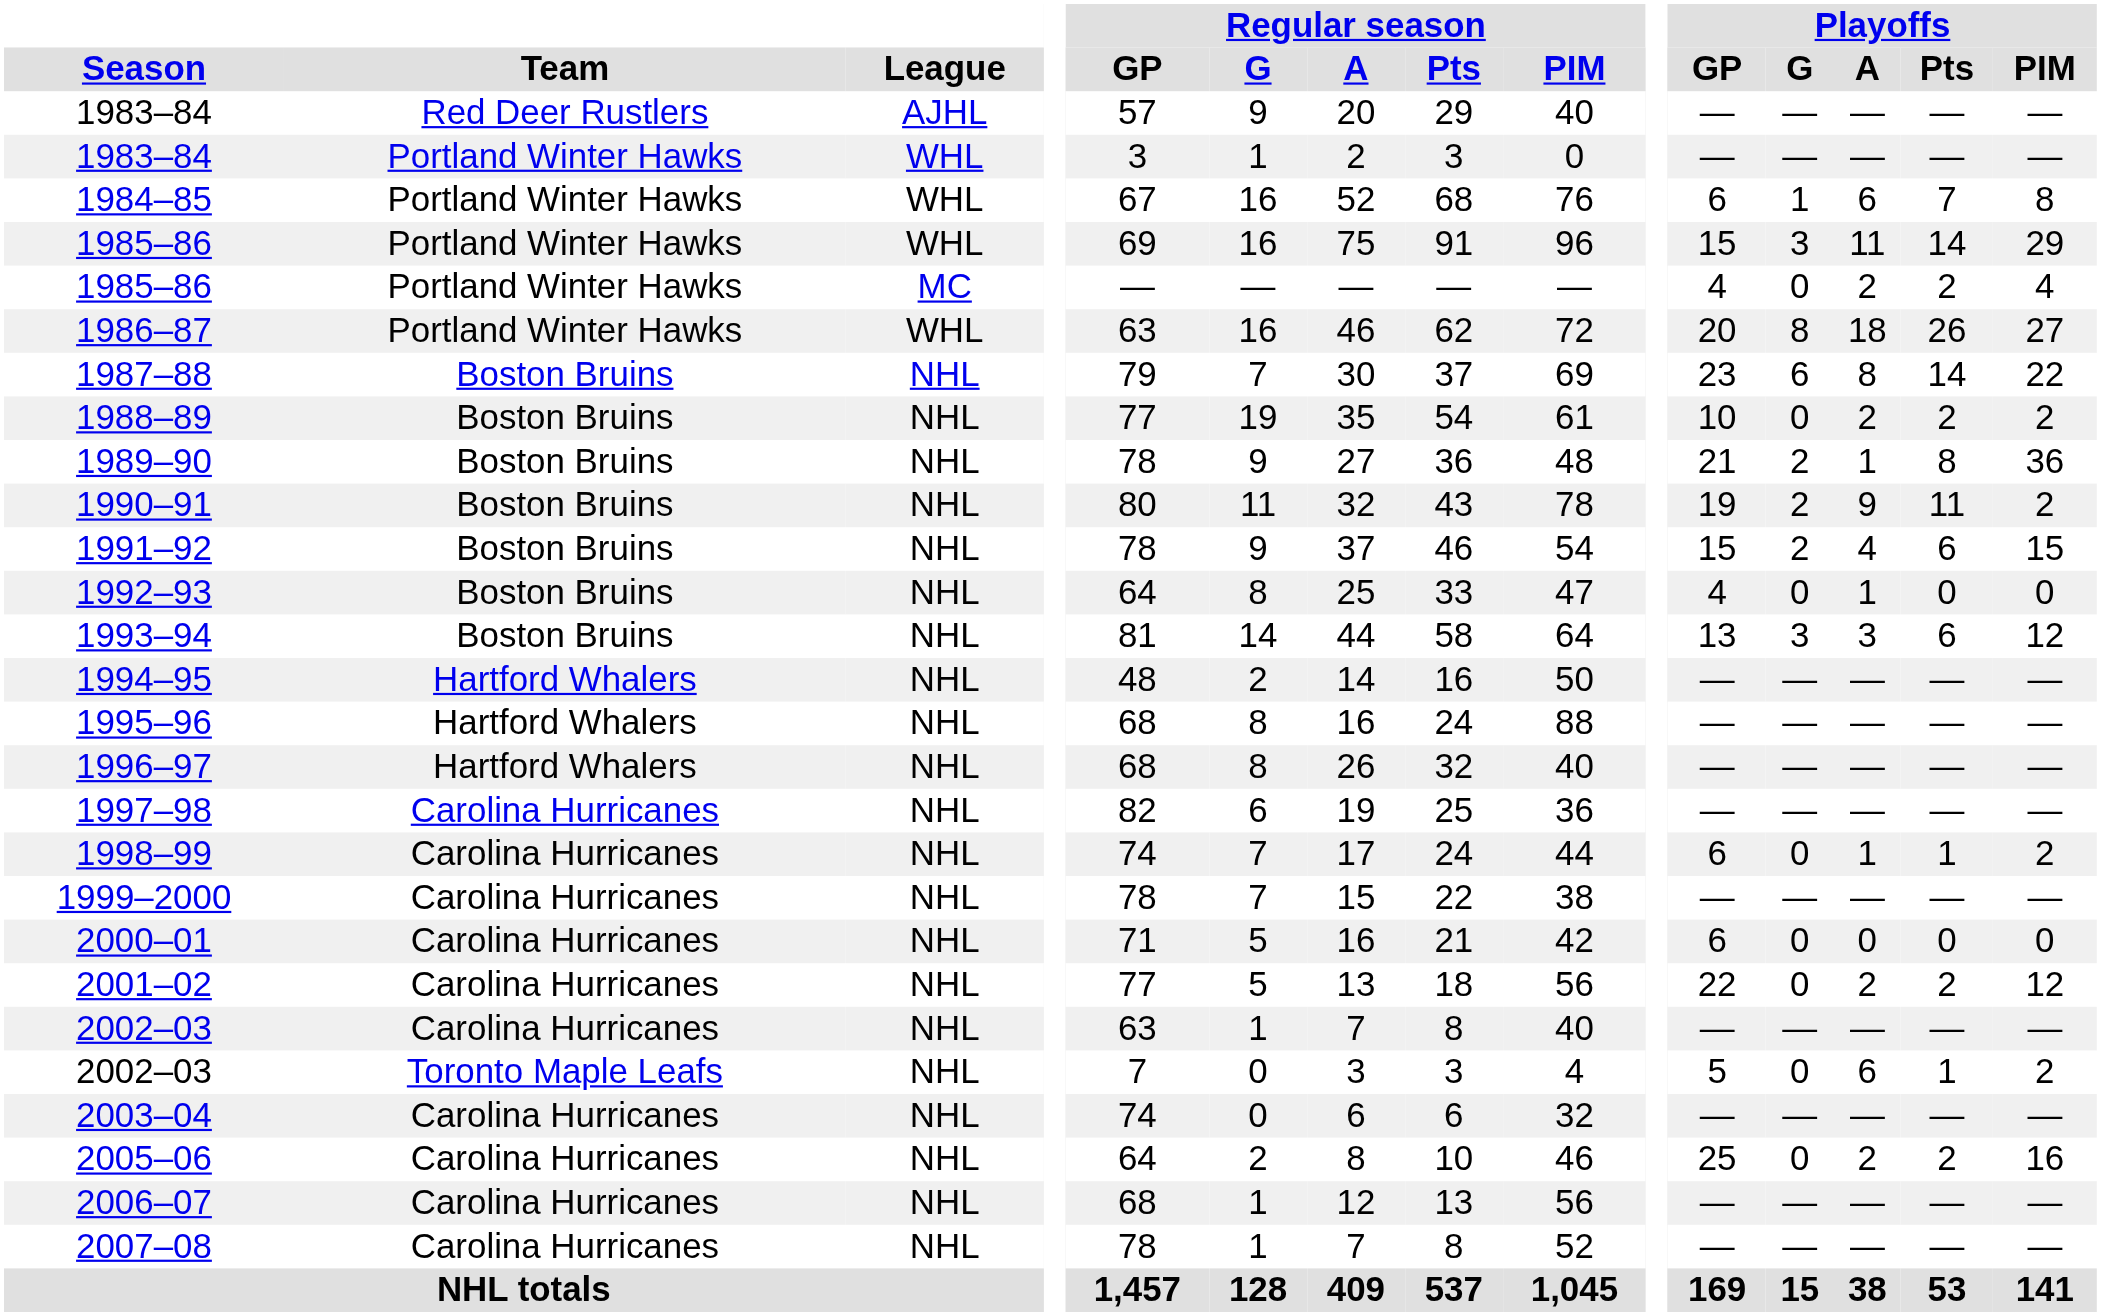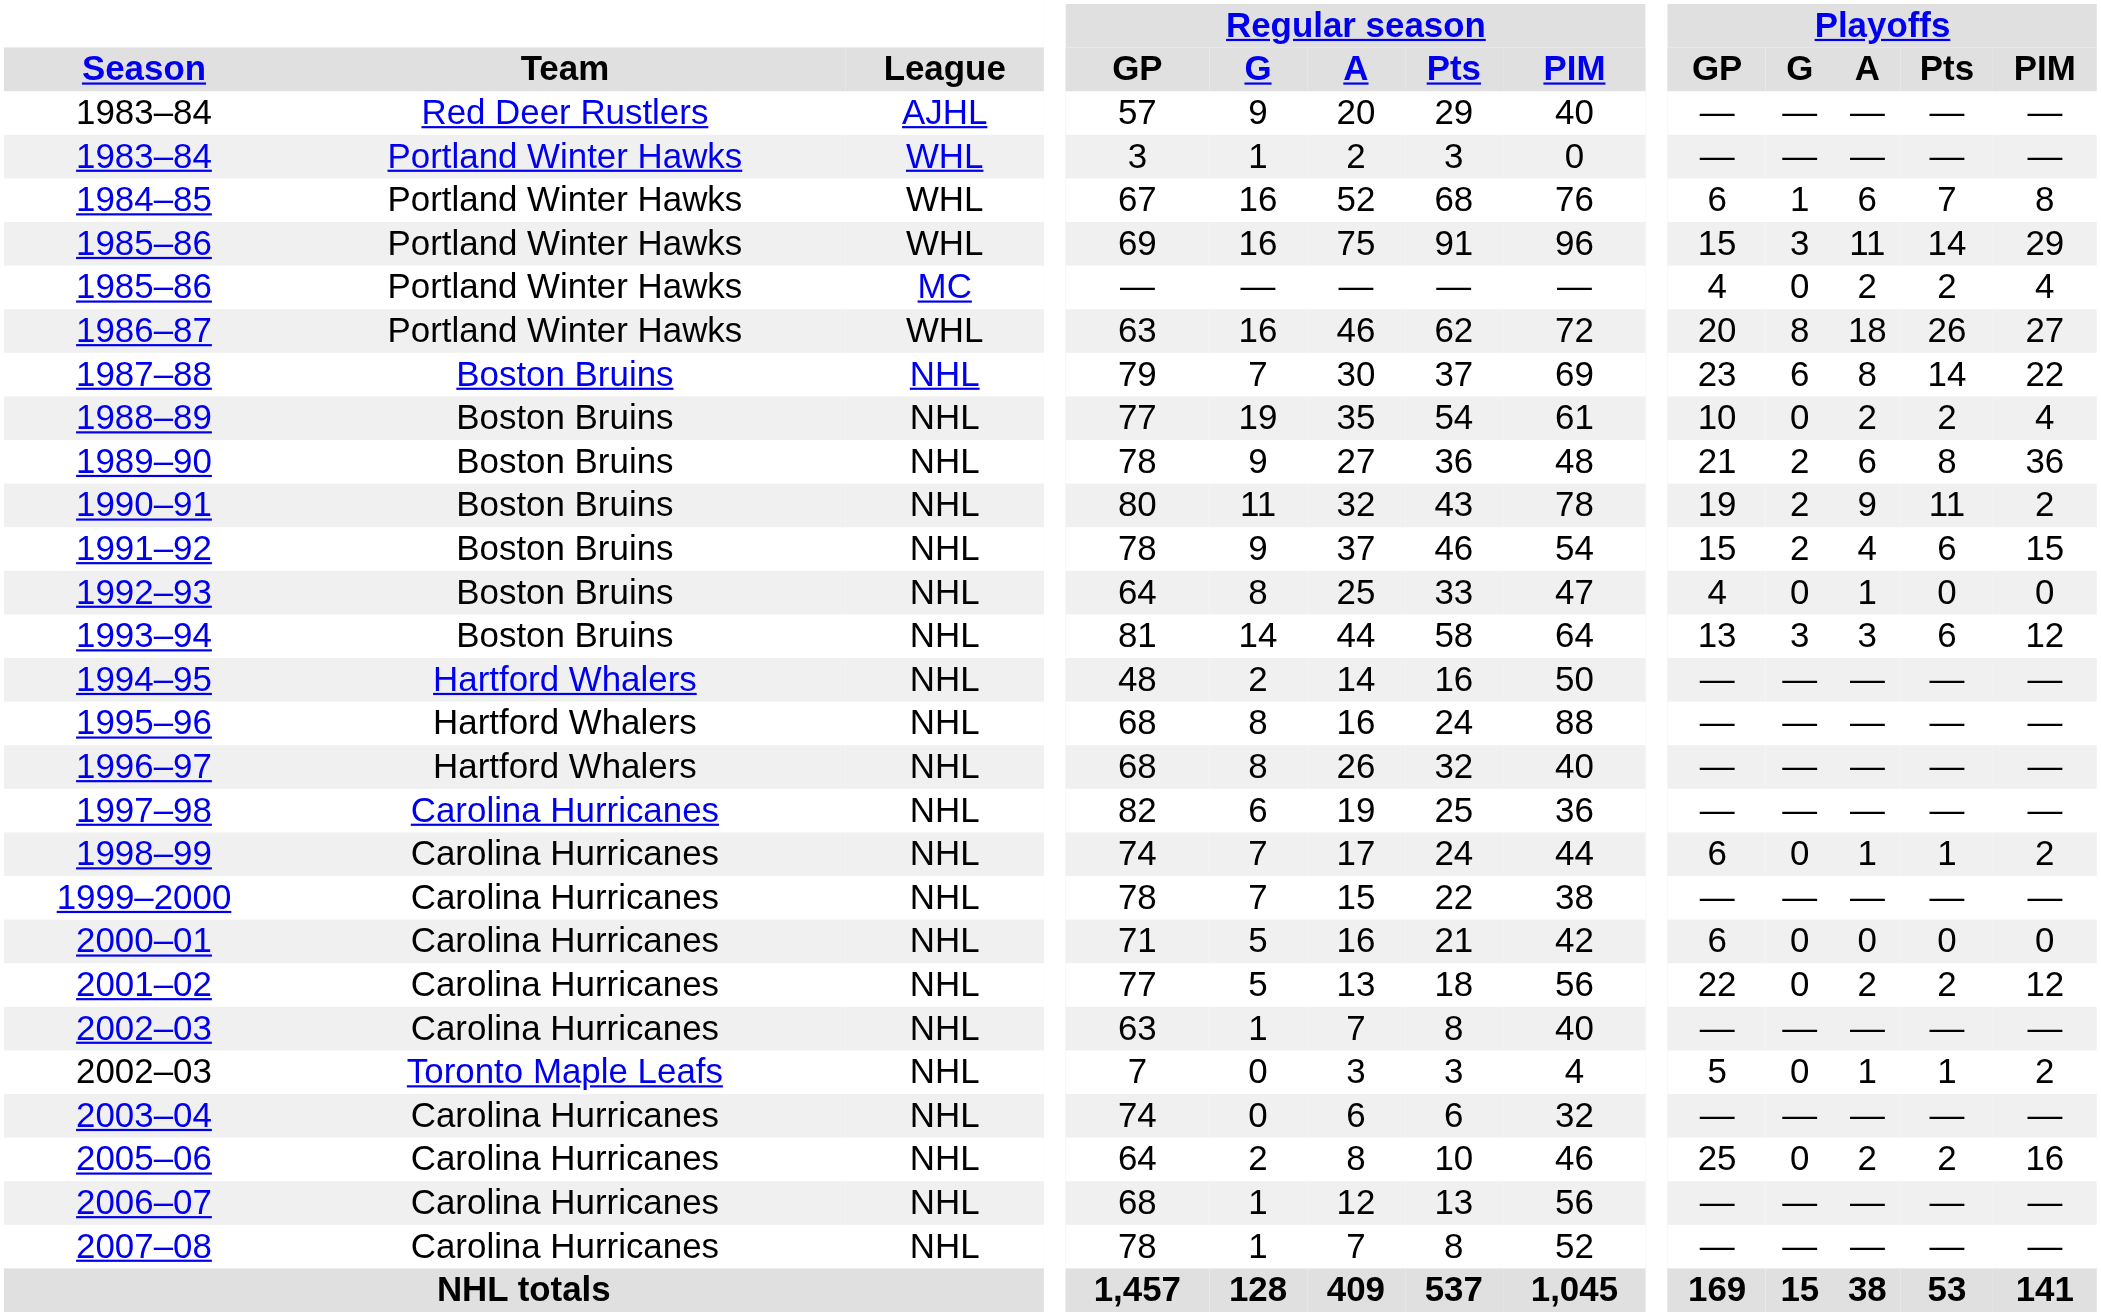(2045, 417) 2 -> (2045, 417) 4
(1867, 461) 1 -> (1867, 461) 6
(1867, 1071) 6 -> (1867, 1071) 1
